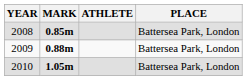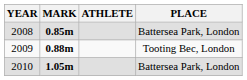(189, 49) Battersea Park, London -> (189, 49) Tooting Bec, London
